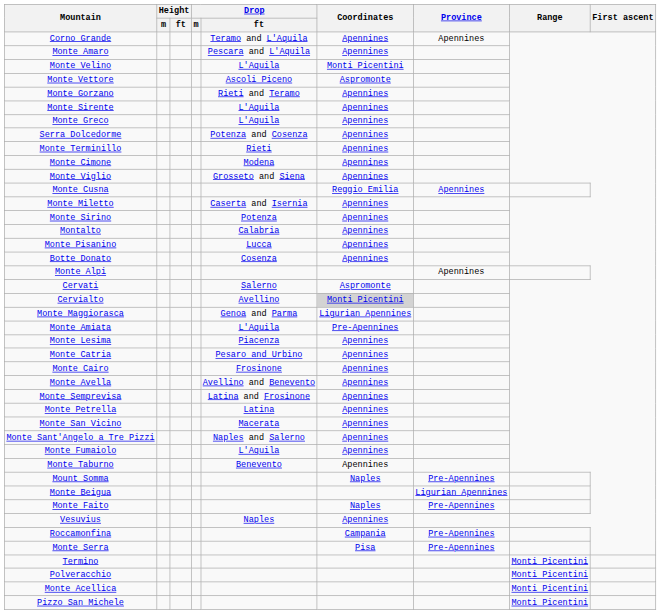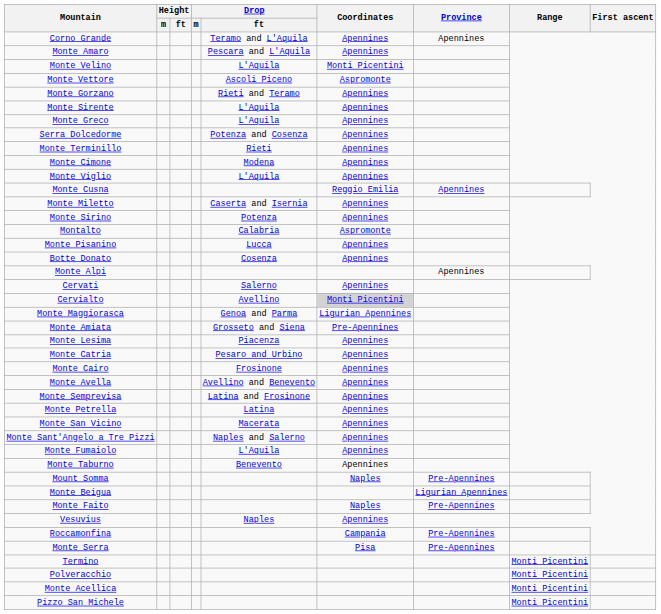(259, 177) Grosseto and Siena -> (259, 177) L'Aquila
(365, 232) Apennines -> (365, 232) Aspromonte
(365, 287) Aspromonte -> (365, 287) Apennines
(259, 328) L'Aquila -> (259, 328) Grosseto and Siena
